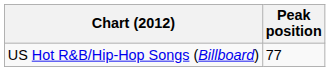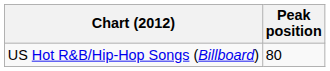(274, 54) 77 -> (274, 54) 80
